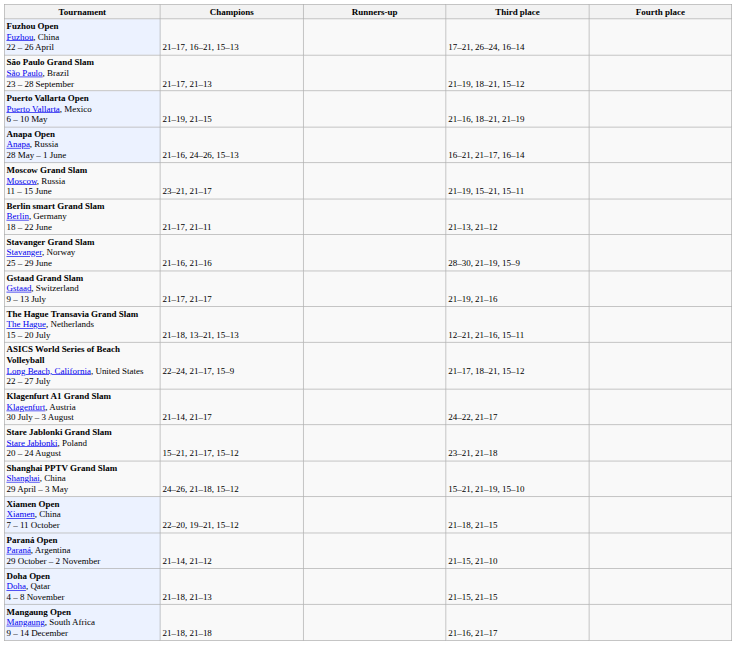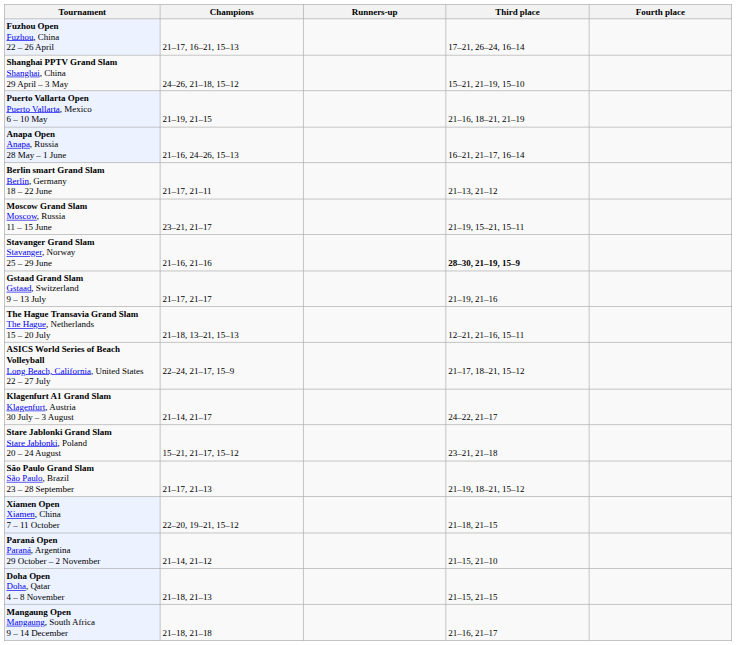rows swapped: (62, 478) <-> (50, 72)
rows swapped: (47, 180) <-> (55, 216)
(484, 262) normal -> (484, 262) bold
